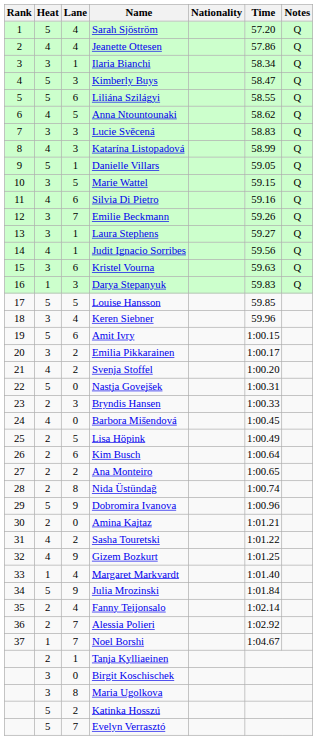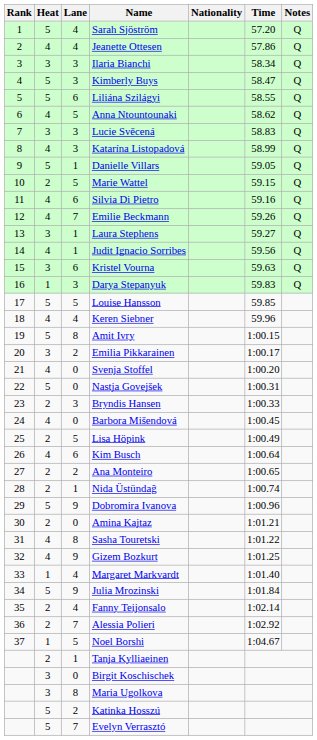(75, 64) 1 -> (75, 64) 3
(48, 183) 3 -> (48, 183) 2
(48, 217) 3 -> (48, 217) 4
(48, 319) 3 -> (48, 319) 4
(75, 336) 6 -> (75, 336) 8
(75, 370) 2 -> (75, 370) 0
(48, 455) 2 -> (48, 455) 4
(75, 489) 8 -> (75, 489) 1
(75, 540) 2 -> (75, 540) 8
(75, 642) 7 -> (75, 642) 5
